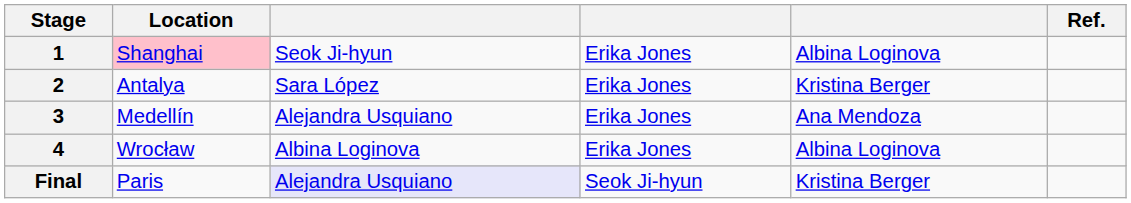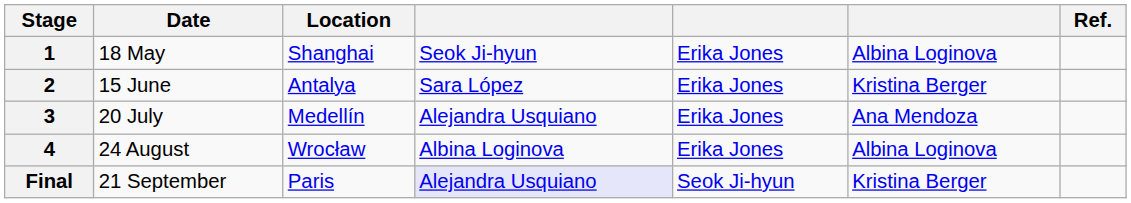+ column: (189, 20)
(160, 52) pink background -> (331, 52) no background
